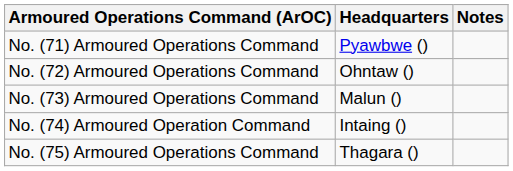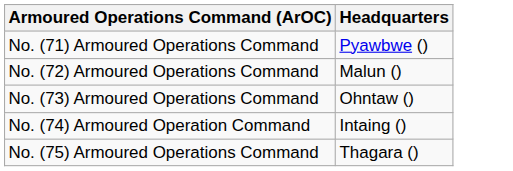- column: (480, 17)
(377, 71) Ohntaw () -> (371, 71) Malun ()
(371, 98) Malun () -> (377, 98) Ohntaw ()
